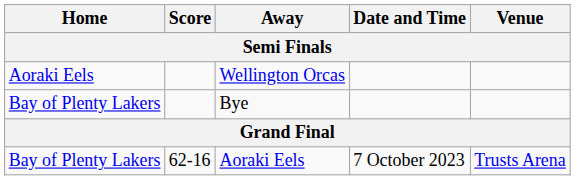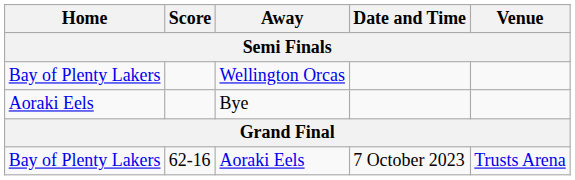(51, 75) Aoraki Eels -> (85, 75) Bay of Plenty Lakers
(85, 103) Bay of Plenty Lakers -> (51, 103) Aoraki Eels
